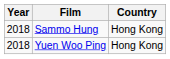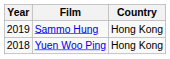(18, 29) 2018 -> (18, 29) 2019
